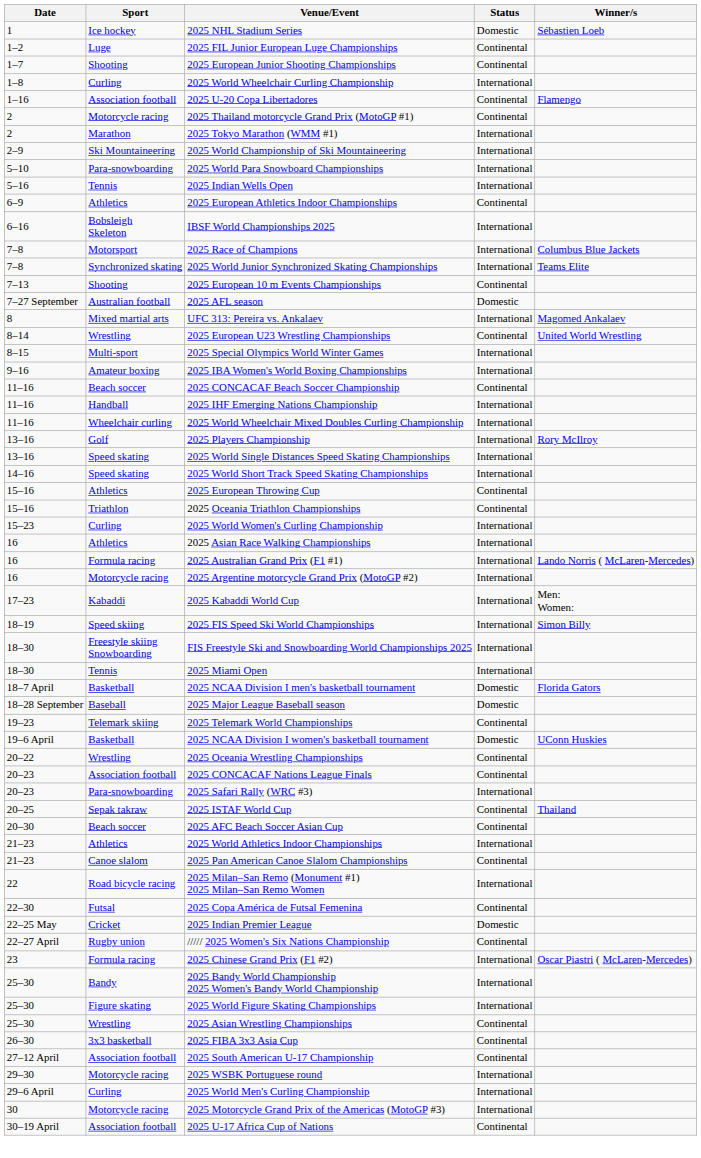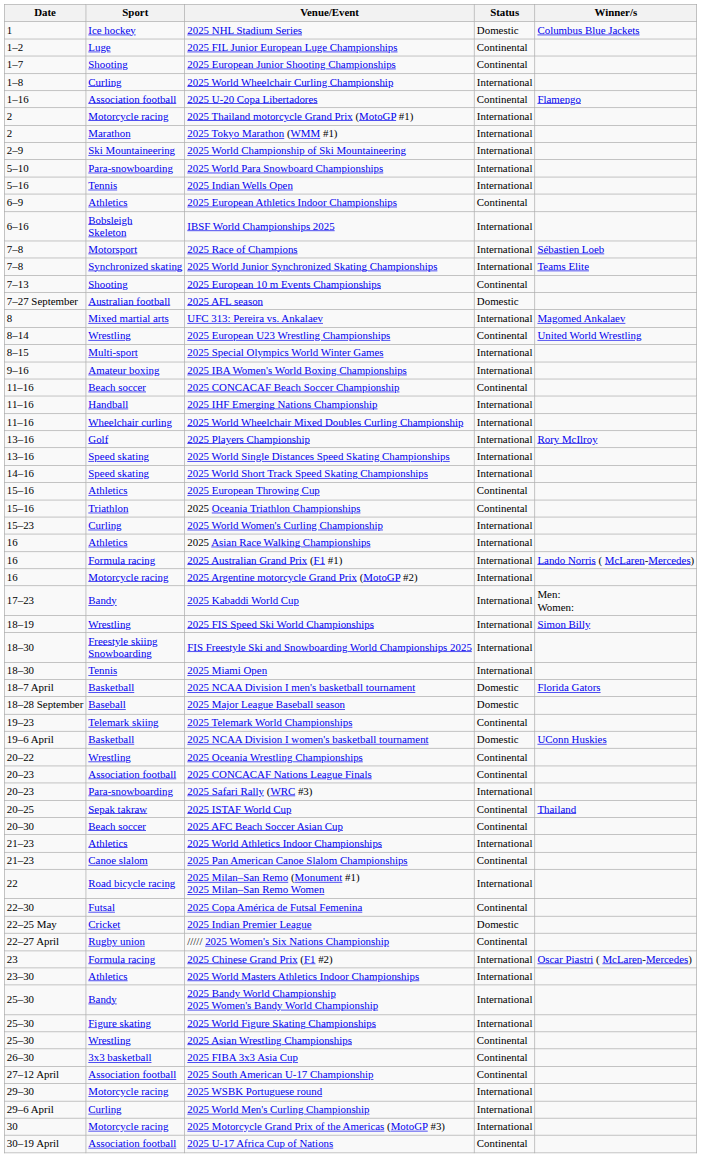(571, 30) Sébastien Loeb -> (589, 30) Columbus Blue Jackets
(502, 116) Continental -> (505, 116) International
(589, 249) Columbus Blue Jackets -> (571, 249) Sébastien Loeb
(107, 600) Kabaddi -> (103, 600) Bandy
(116, 624) Speed skiing -> (110, 624) Wrestling
+ row: (303, 976)
